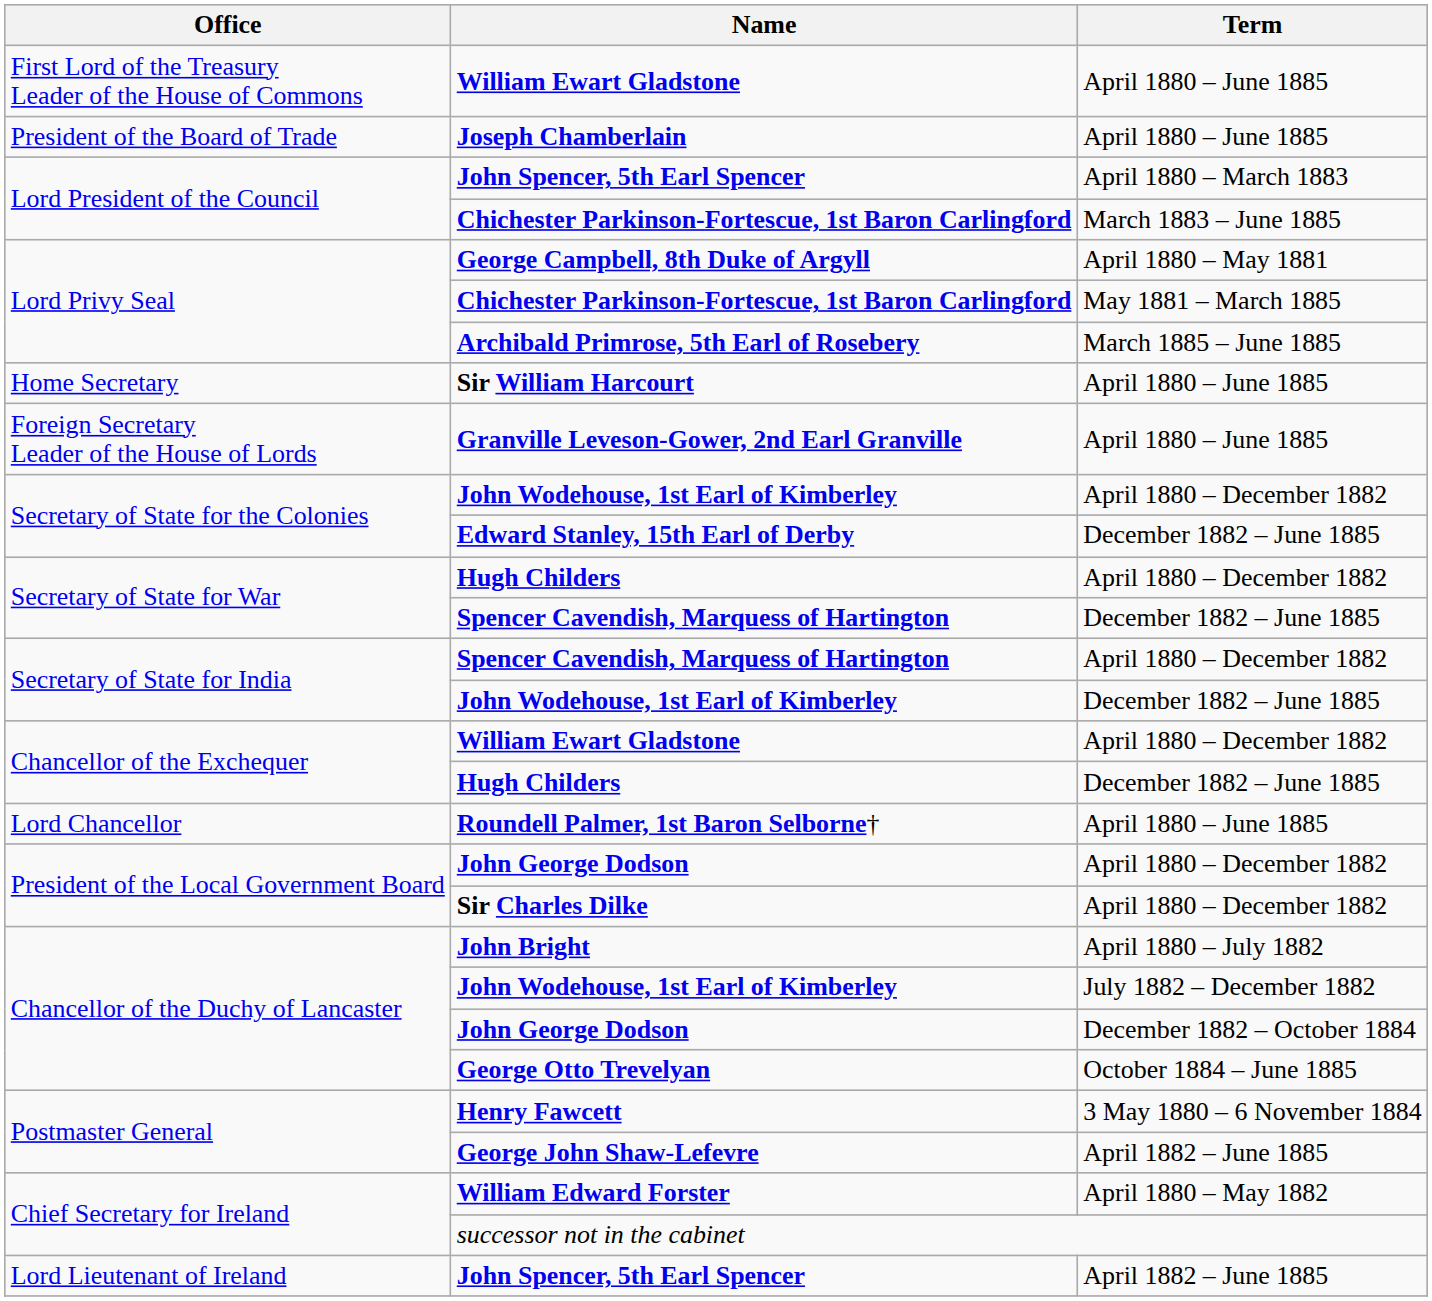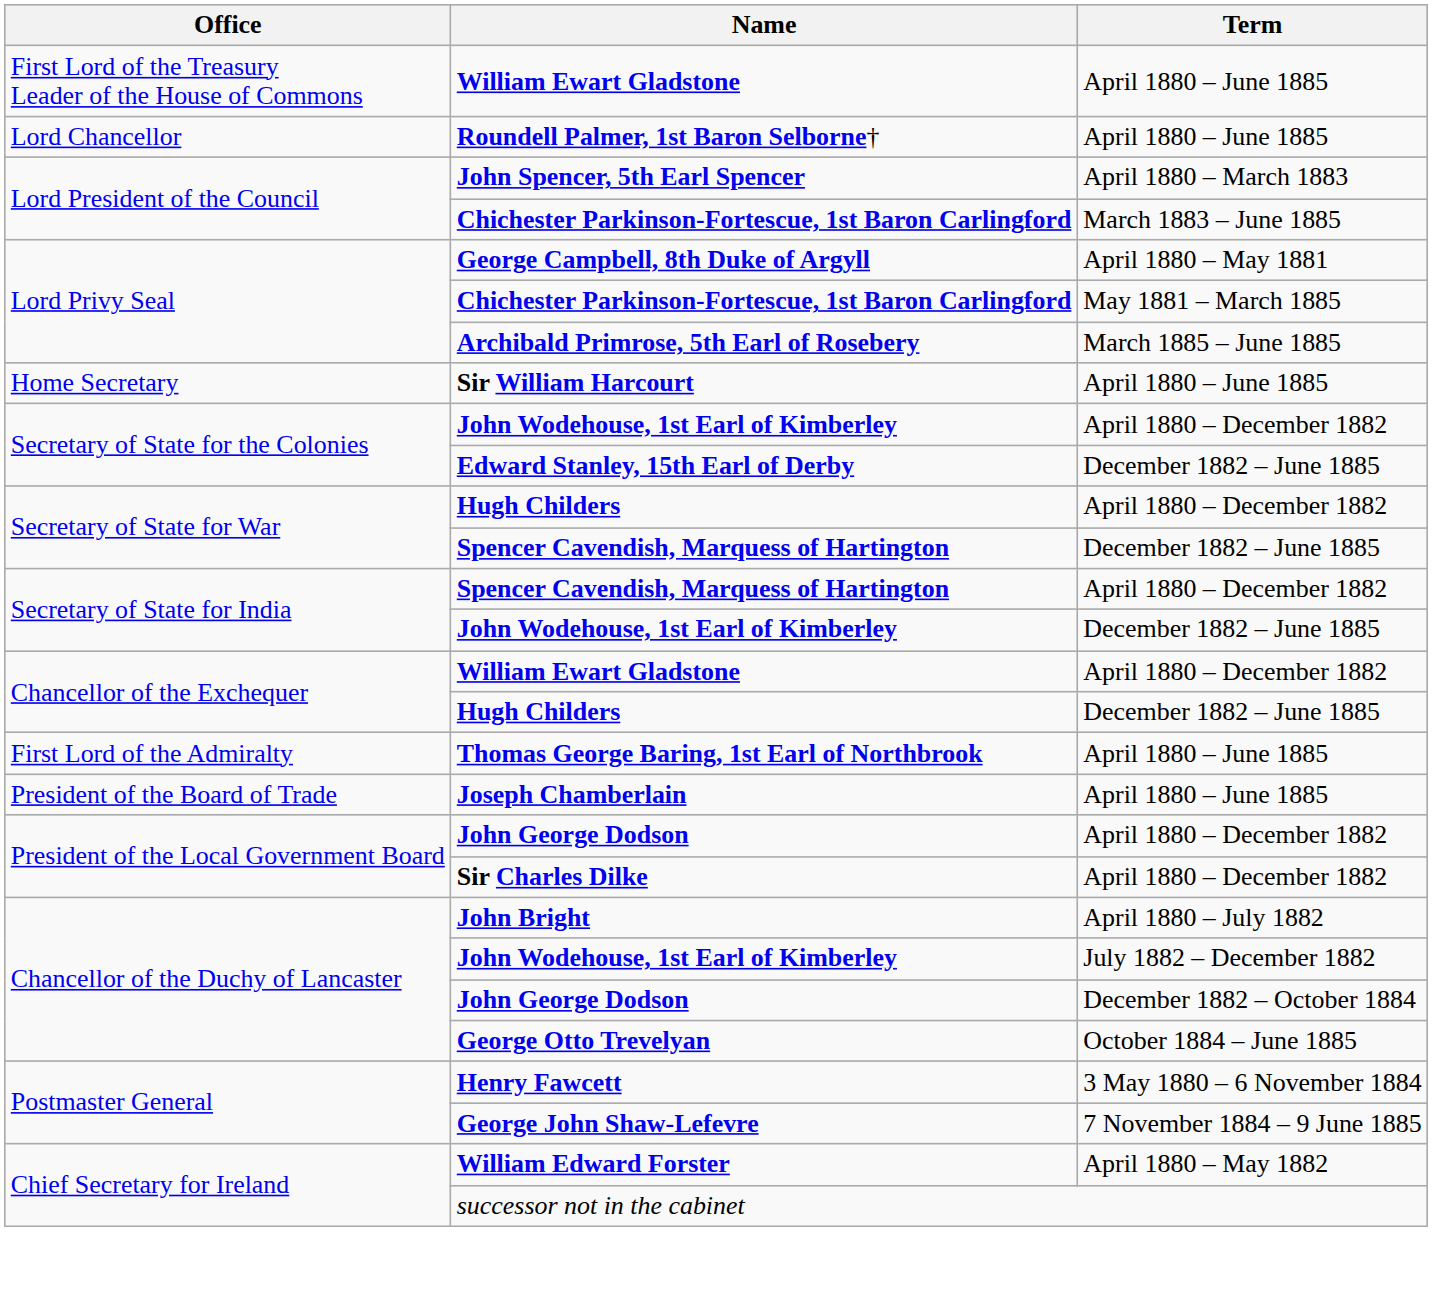rows swapped: (96, 823) <-> (174, 136)
- row: (164, 438)
+ row: (152, 753)
(1206, 1152) April 1882 – June 1885 -> (1253, 1123) 7 November 1884 – 9 June 1885
- row: (149, 1275)
